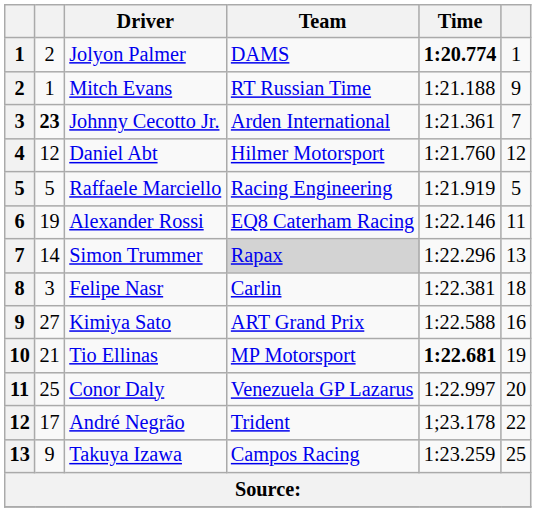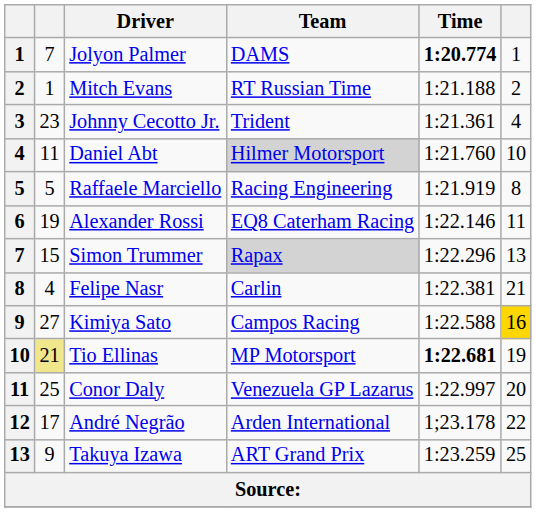(50, 54) 2 -> (50, 54) 7
(516, 87) 9 -> (516, 87) 2
(50, 121) bold -> (50, 121) normal
(310, 121) Arden International -> (260, 121) Trident
(516, 121) 7 -> (516, 121) 4
(50, 154) 12 -> (50, 154) 11
(308, 154) no background -> (308, 154) lightgrey background
(516, 154) 12 -> (516, 154) 10
(516, 187) 5 -> (516, 187) 8
(50, 254) 14 -> (50, 254) 15
(50, 288) 3 -> (50, 288) 4
(516, 288) 18 -> (516, 288) 21
(298, 321) ART Grand Prix -> (295, 321) Campos Racing
(516, 321) no background -> (516, 321) gold background
(50, 355) no background -> (50, 355) khaki background
(260, 421) Trident -> (310, 421) Arden International
(295, 455) Campos Racing -> (298, 455) ART Grand Prix
